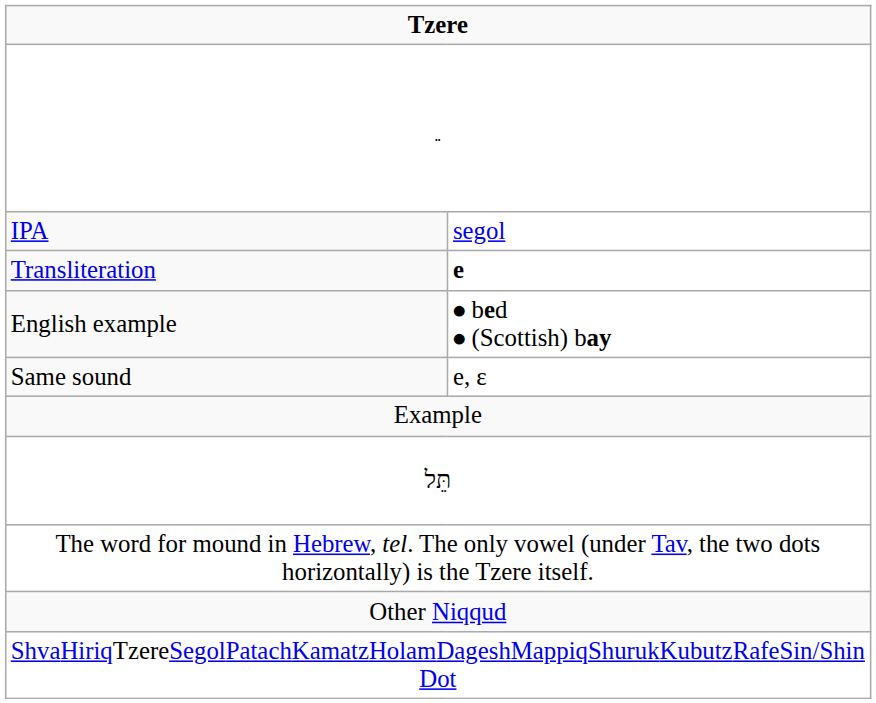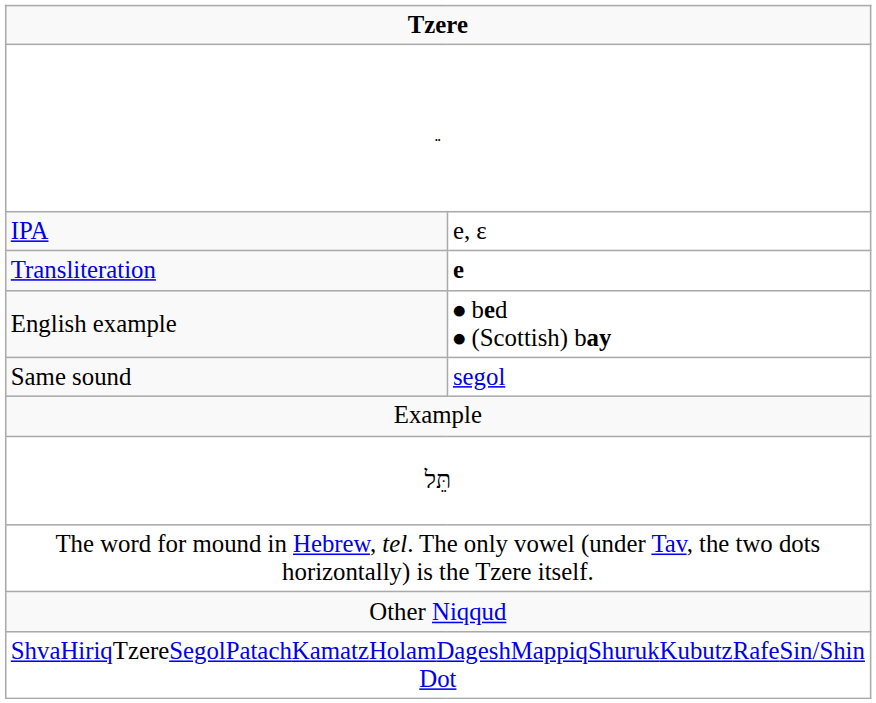(479, 230) segol -> (470, 230) e, ɛ
(470, 376) e, ɛ -> (479, 376) segol
